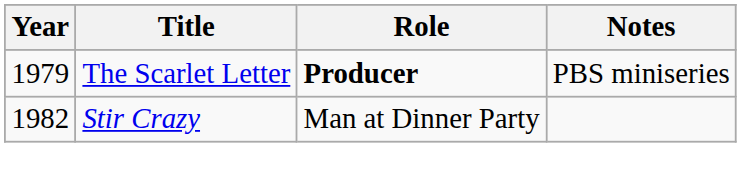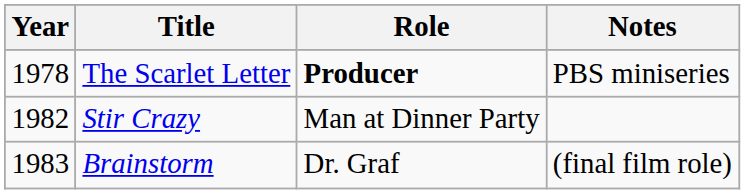(40, 73) 1979 -> (40, 73) 1978
+ row: (148, 164)
